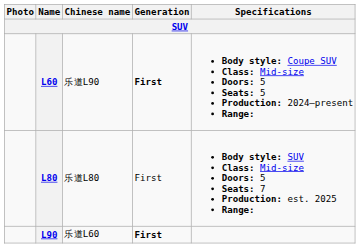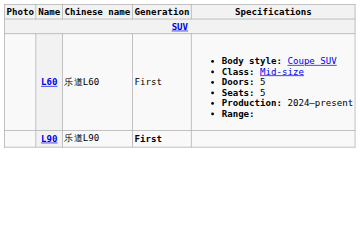(82, 82) 乐道L90 -> (82, 82) 乐道L60
(148, 82) bold -> (148, 82) normal
- row: (49, 178)
(82, 234) 乐道L60 -> (82, 138) 乐道L90
